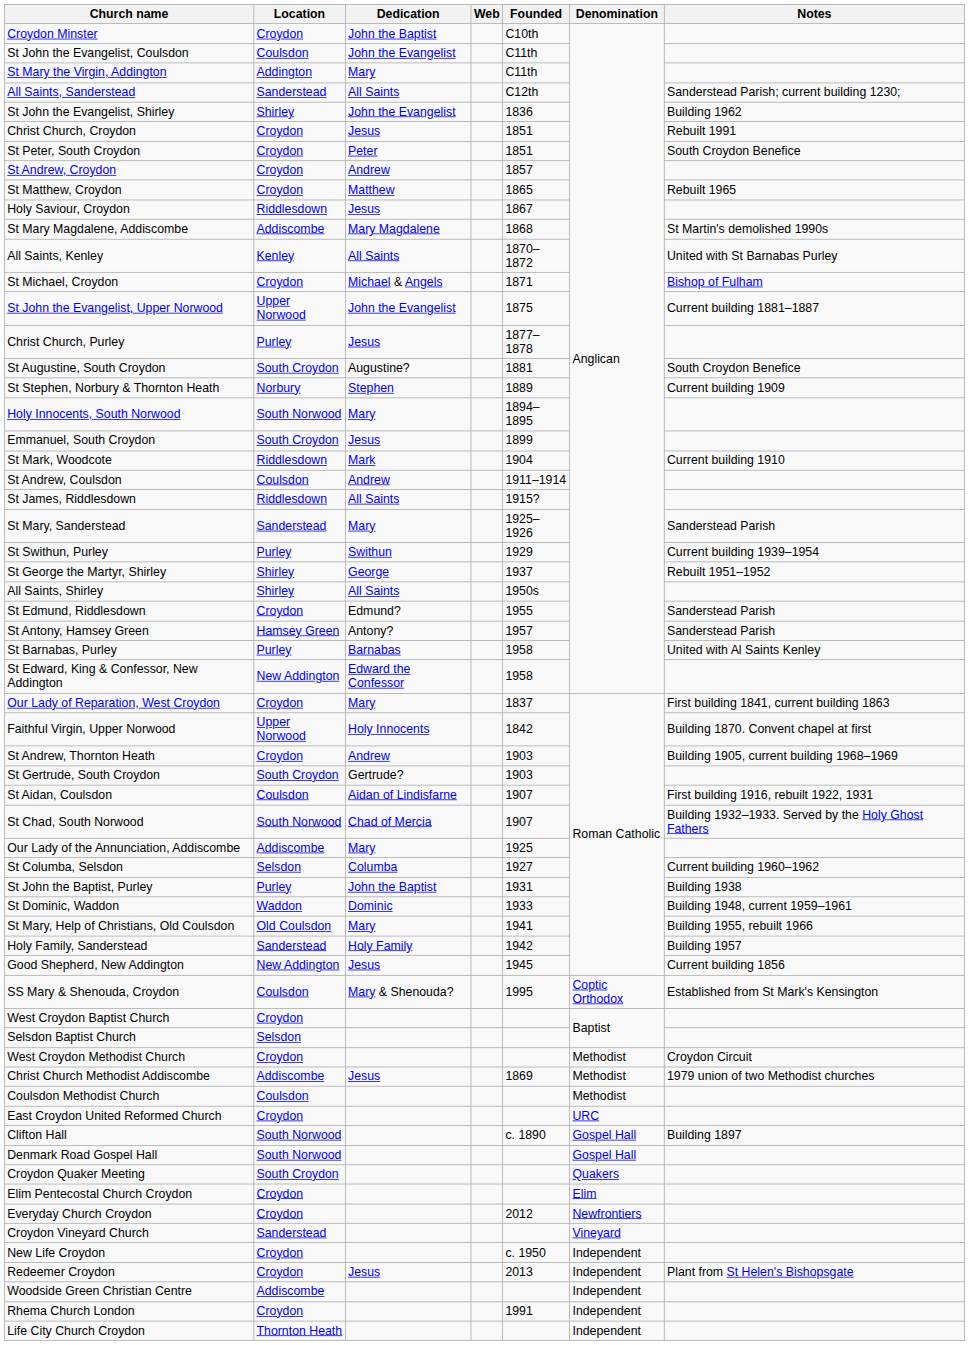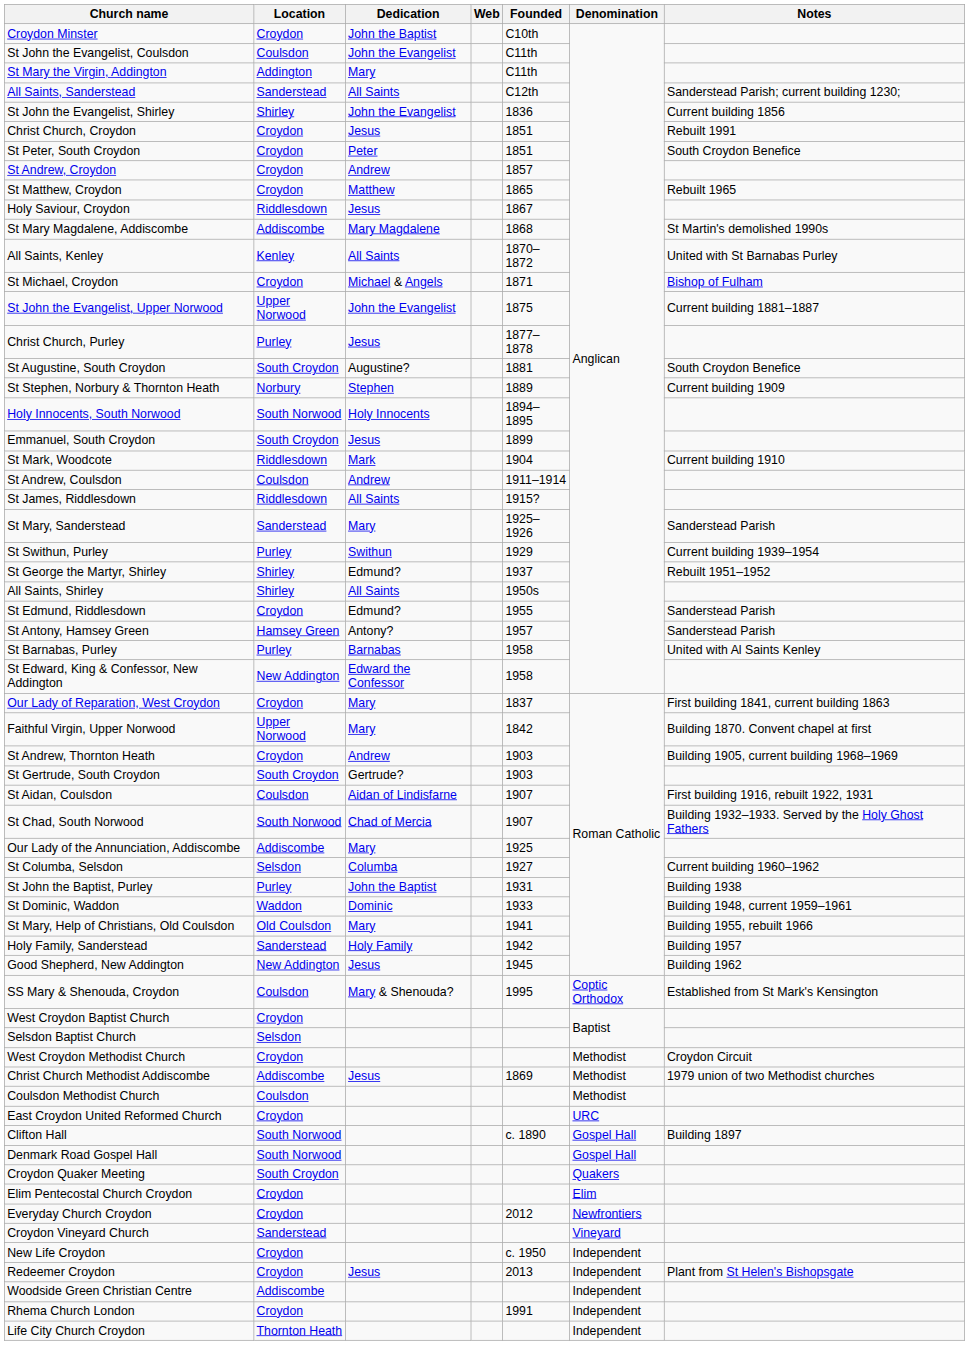(704, 111) Building 1962 -> (726, 111) Current building 1856
(362, 414) Mary -> (389, 414) Holy Innocents
(369, 572) George -> (374, 572) Edmund?
(389, 729) Holy Innocents -> (362, 729) Mary
(726, 965) Current building 1856 -> (704, 965) Building 1962
